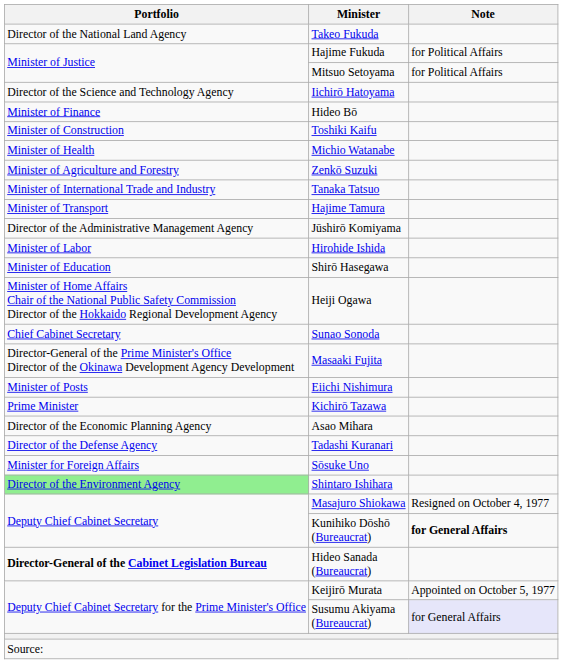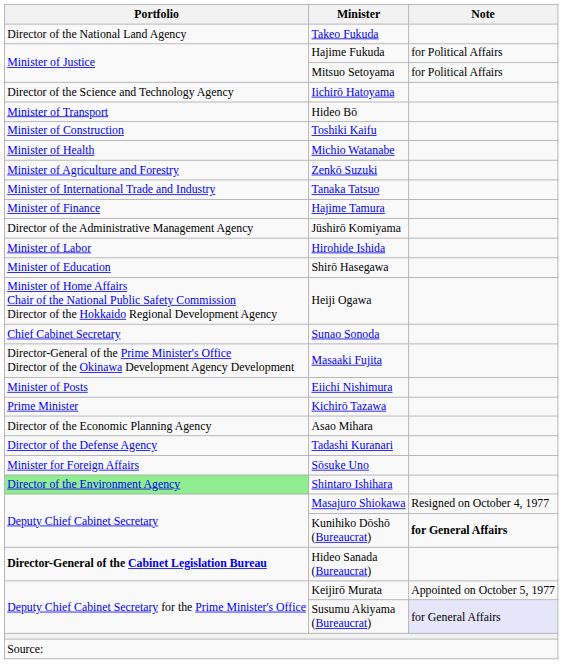(54, 112) Minister of Finance -> (58, 112) Minister of Transport
(58, 209) Minister of Transport -> (54, 209) Minister of Finance
